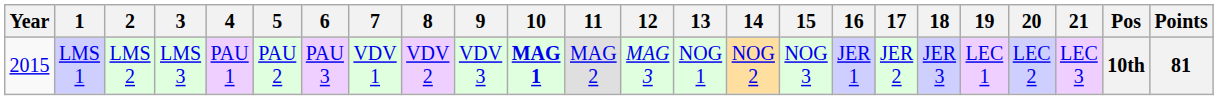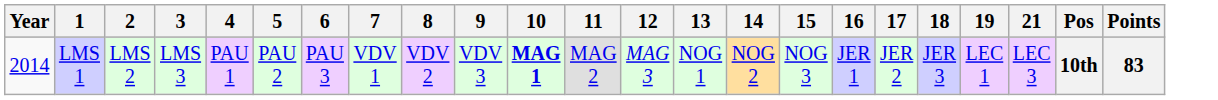- column: (1032, 20)
(29, 65) 2015 -> (29, 65) 2014
(1181, 65) 81 -> (1134, 65) 83
